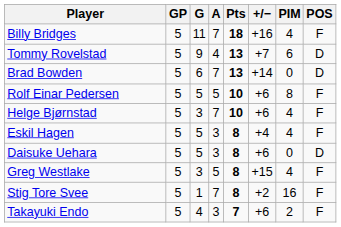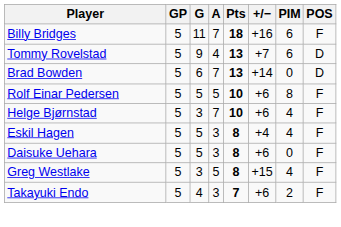(289, 34) 4 -> (289, 34) 6
(320, 152) D -> (320, 152) F
- row: (48, 192)
